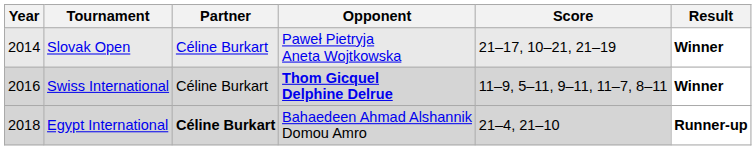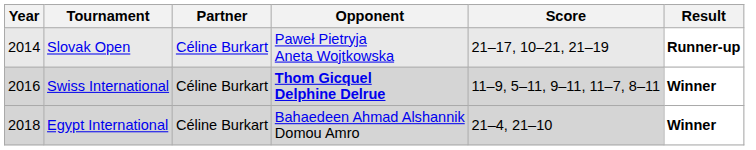(699, 47) Winner -> (704, 47) Runner-up
(226, 126) bold -> (222, 126) normal
(711, 126) Runner-up -> (692, 126) Winner
